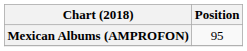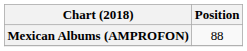(217, 35) 95 -> (217, 35) 88
